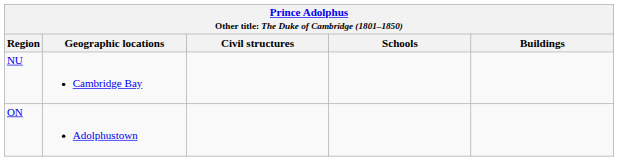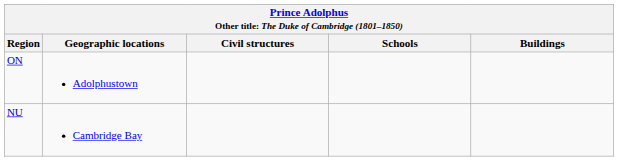rows swapped: (15, 112) <-> (15, 60)
